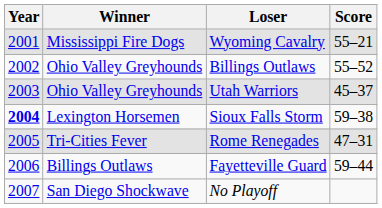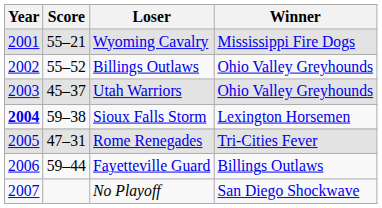columns swapped: (124, 16) <-> (353, 16)
